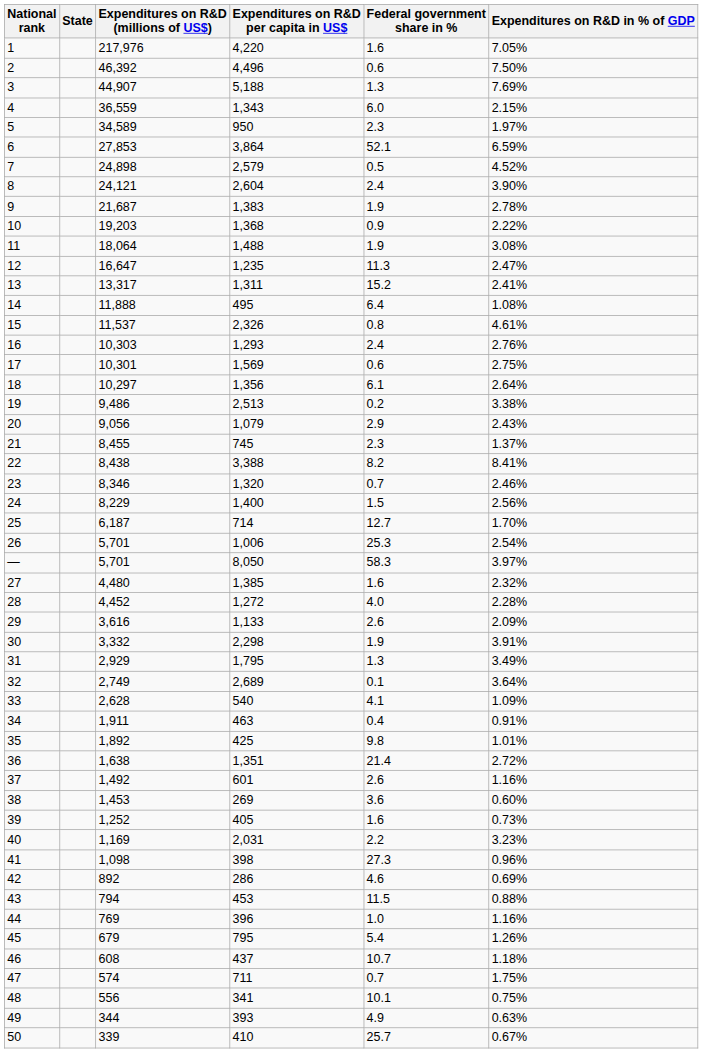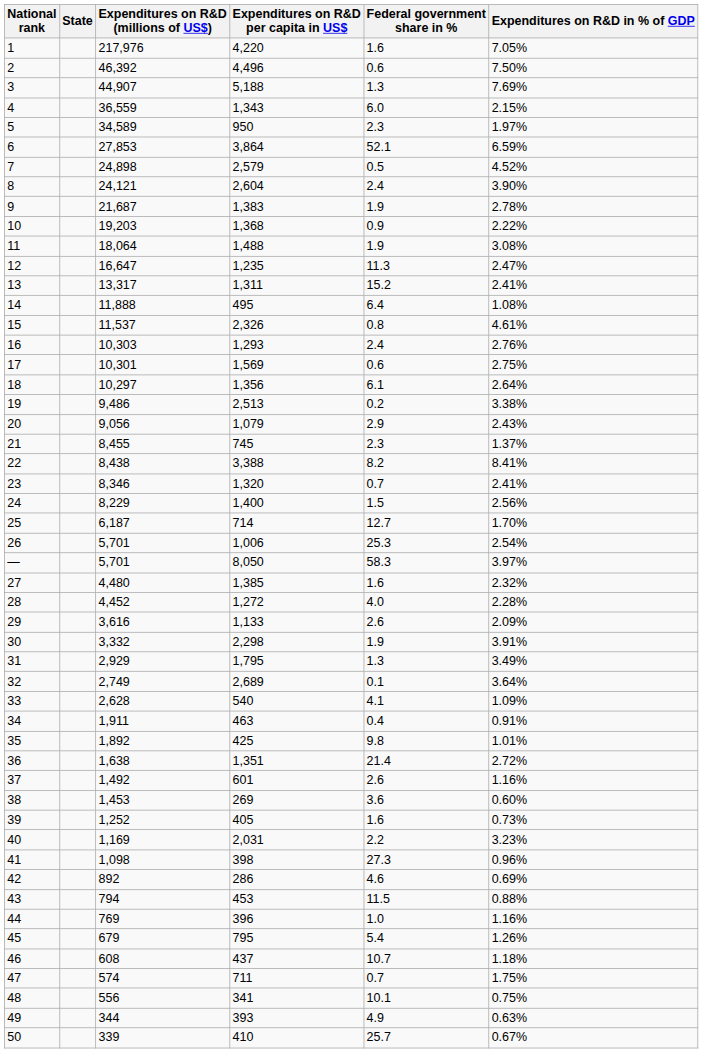(509, 483) 2.46% -> (509, 483) 2.41%
